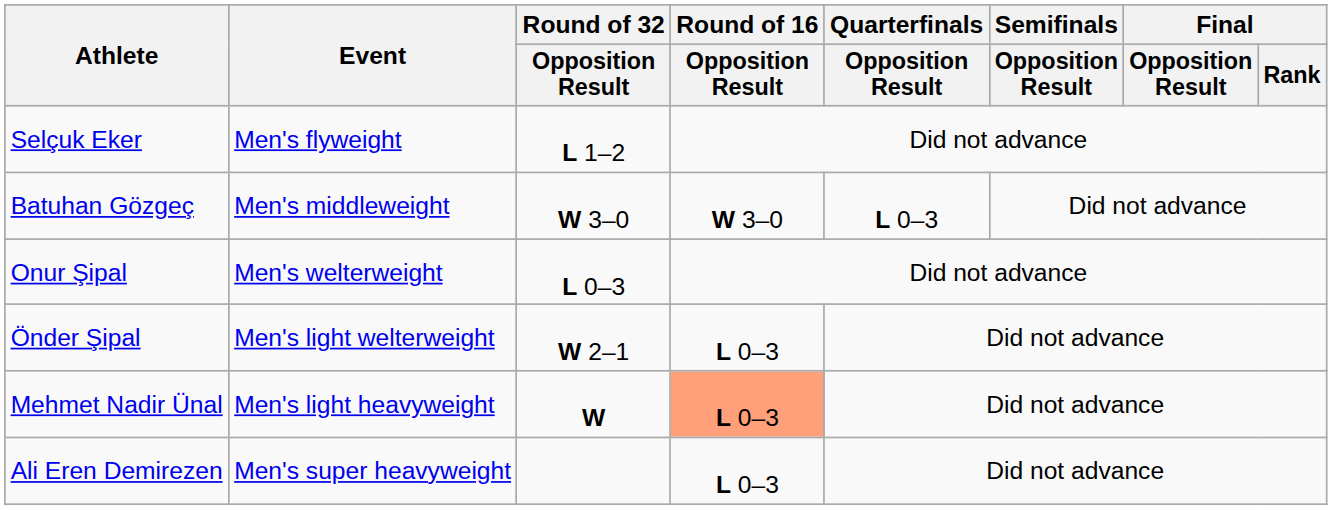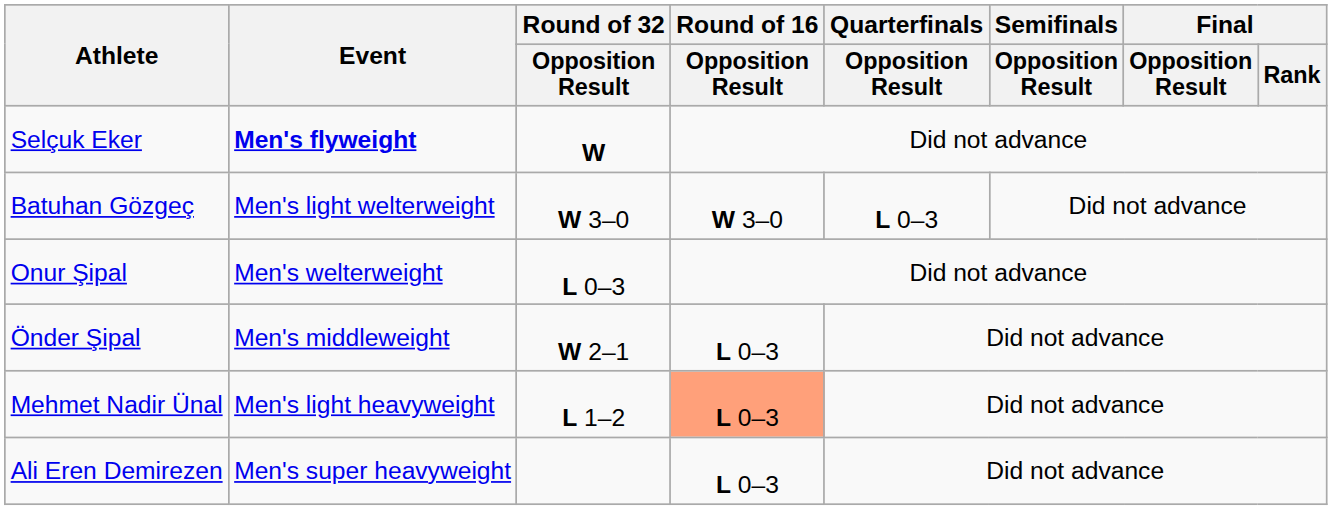(318, 140) normal -> (325, 140) bold
(594, 153) L 1–2 -> (594, 153) W
(342, 206) Men's middleweight -> (364, 206) Men's light welterweight
(364, 338) Men's light welterweight -> (342, 338) Men's middleweight
(594, 418) W -> (594, 418) L 1–2
